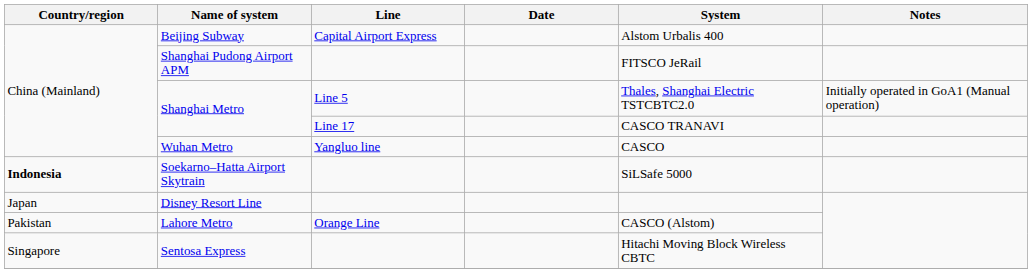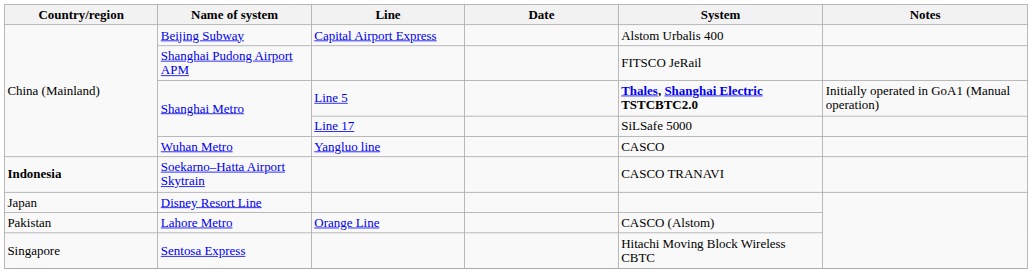(688, 98) normal -> (692, 98) bold
(673, 126) CASCO TRANAVI -> (657, 126) SiLSafe 5000
(657, 174) SiLSafe 5000 -> (673, 174) CASCO TRANAVI
